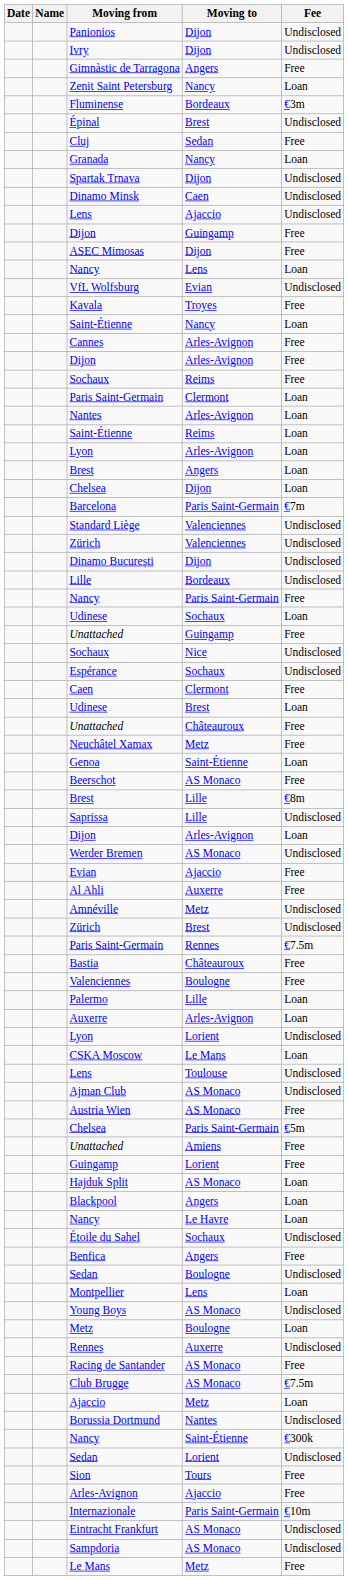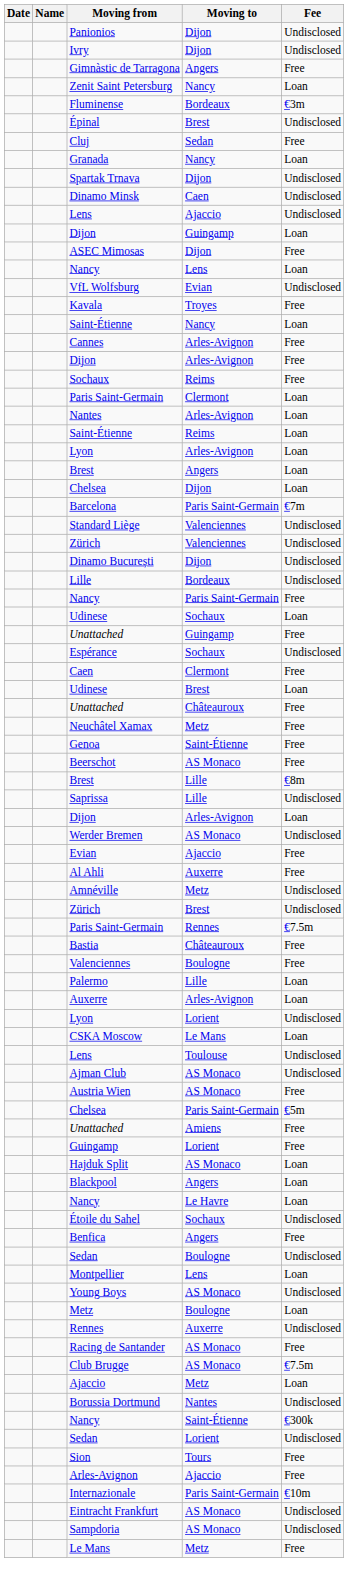(294, 232) Free -> (296, 232) Loan
- row: (89, 653)
(296, 762) Loan -> (294, 744) Free
